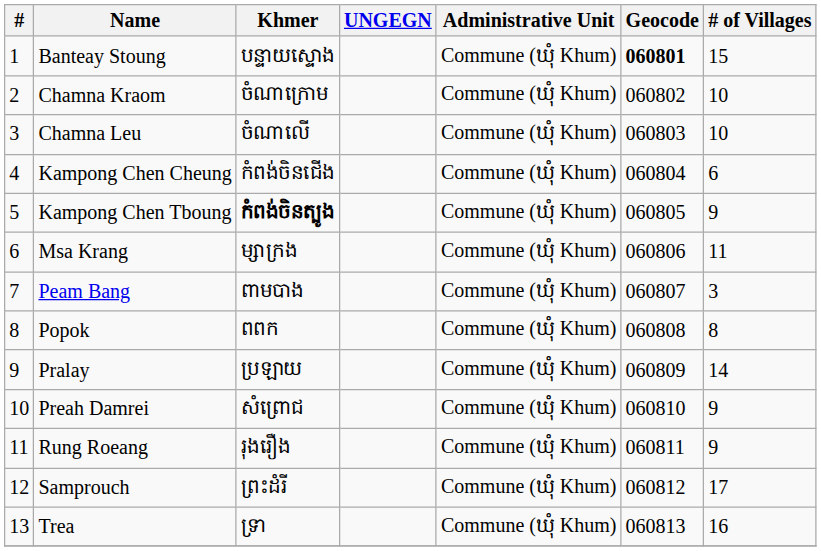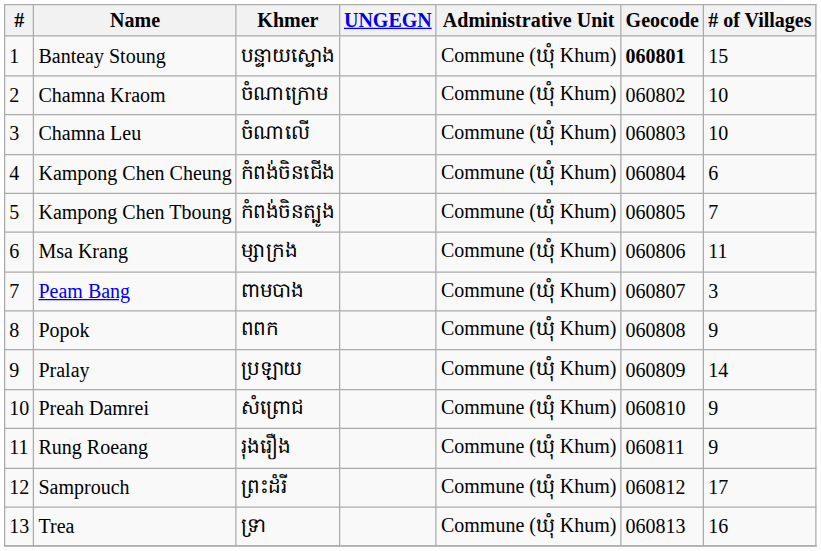(288, 211) bold -> (288, 211) normal
(713, 212) 9 -> (713, 212) 7
(713, 330) 8 -> (713, 330) 9
